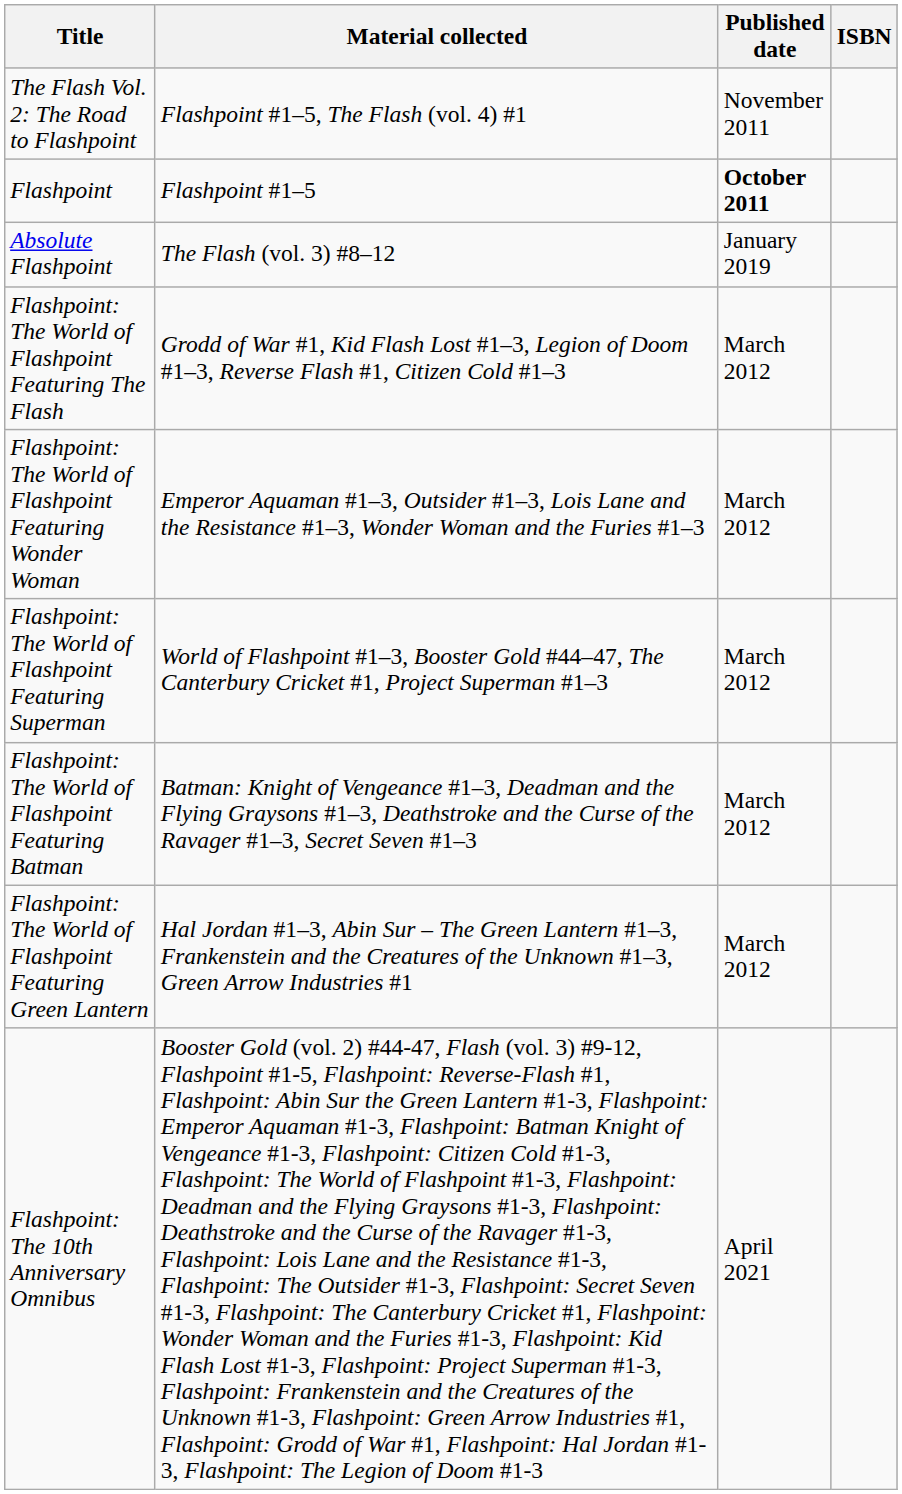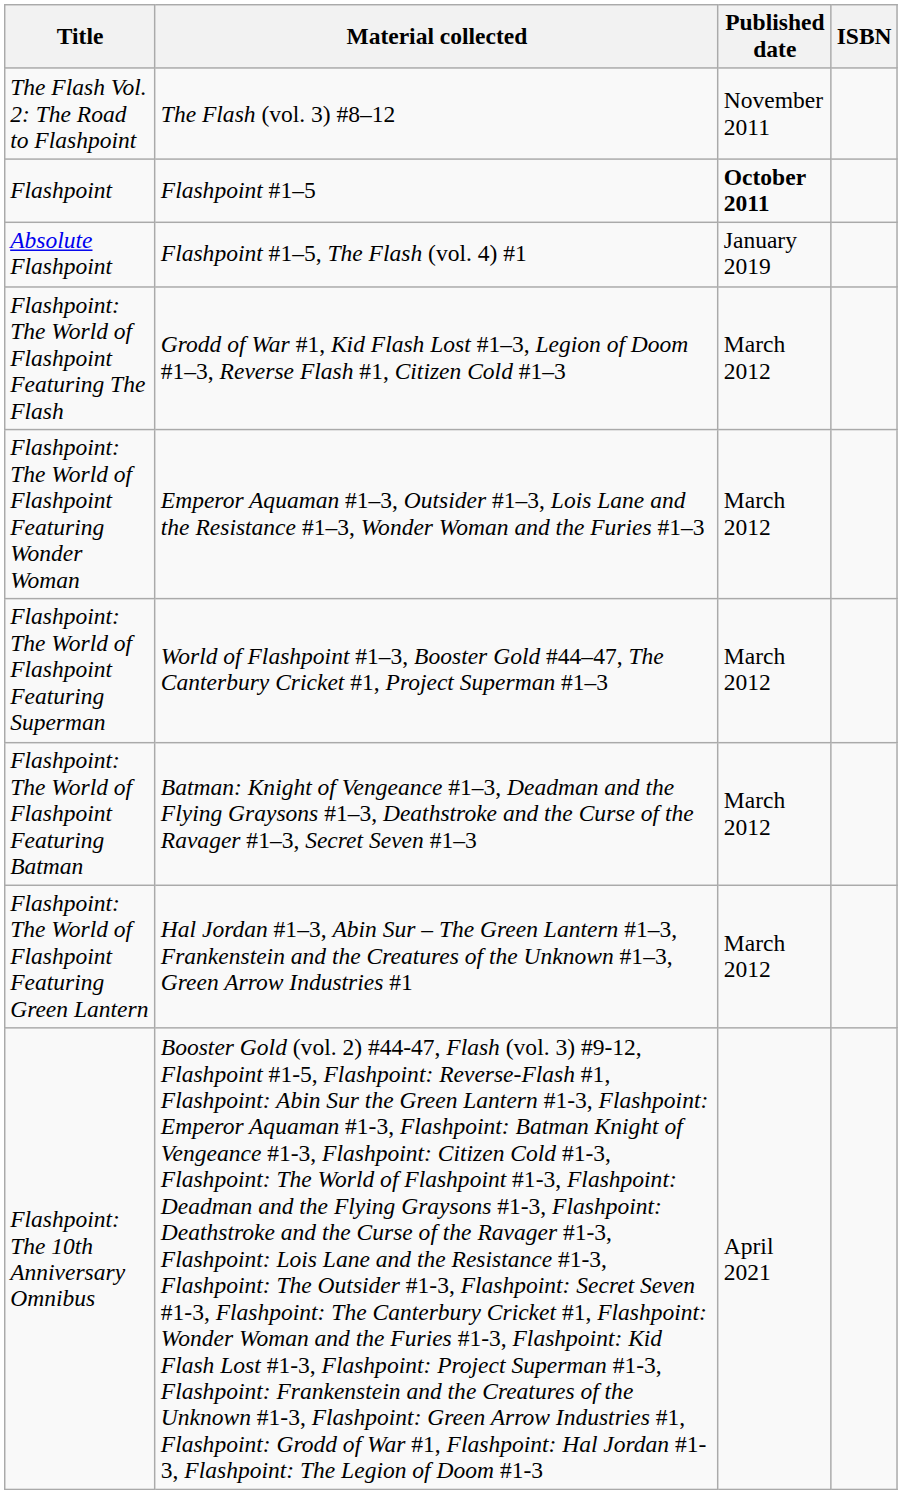(344, 113) Flashpoint #1–5, The Flash (vol. 4) #1 -> (278, 113) The Flash (vol. 3) #8–12
(278, 254) The Flash (vol. 3) #8–12 -> (344, 254) Flashpoint #1–5, The Flash (vol. 4) #1
